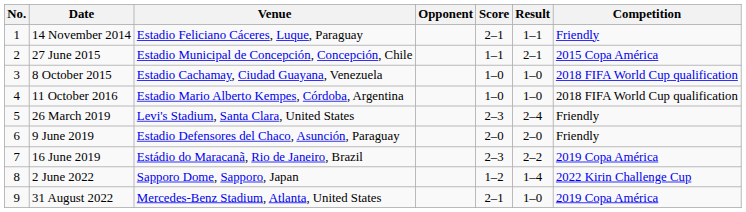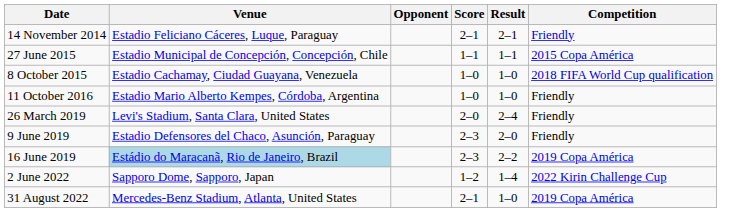- column: (17, 14)
(533, 34) 1–1 -> (508, 34) 2–1
(533, 55) 2–1 -> (508, 55) 1–1
(647, 95) 2018 FIFA World Cup qualification -> (553, 95) Friendly
(494, 116) 2–3 -> (469, 116) 2–0
(494, 136) 2–0 -> (469, 136) 2–3
(250, 156) no background -> (225, 156) lightblue background
